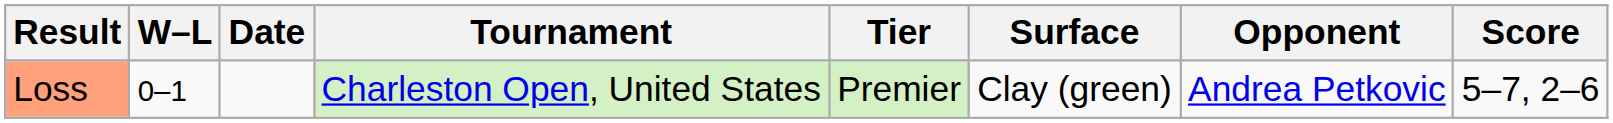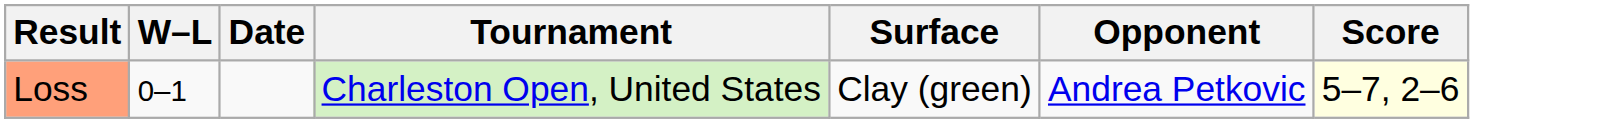- column: (899, 32)
(1531, 88) no background -> (1391, 88) lightyellow background
